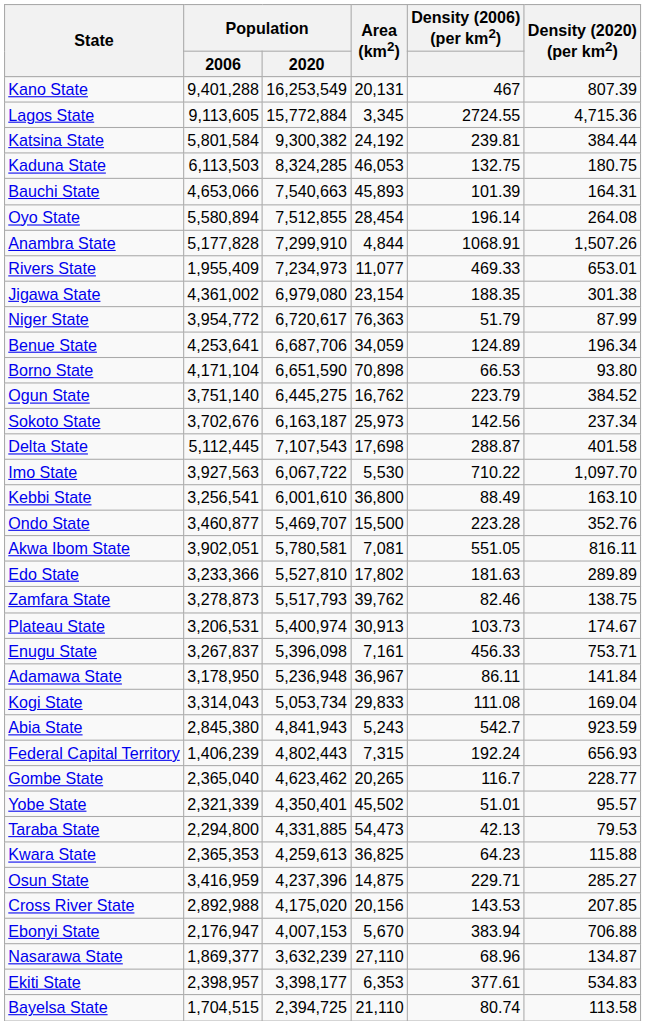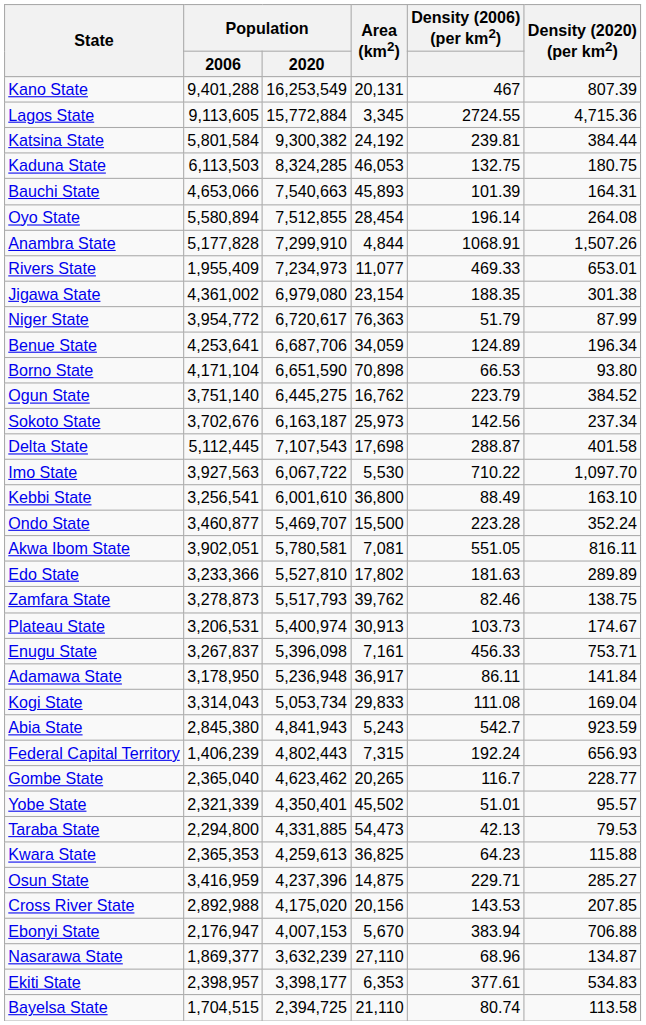(612, 523) 352.76 -> (612, 523) 352.24
(379, 676) 36,967 -> (379, 676) 36,917
